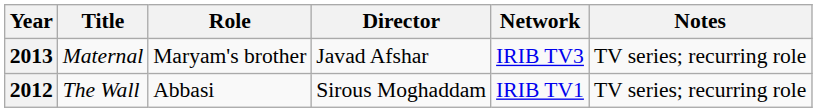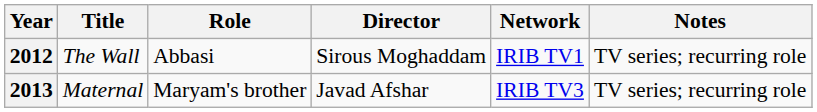rows swapped: (31, 90) <-> (31, 55)
